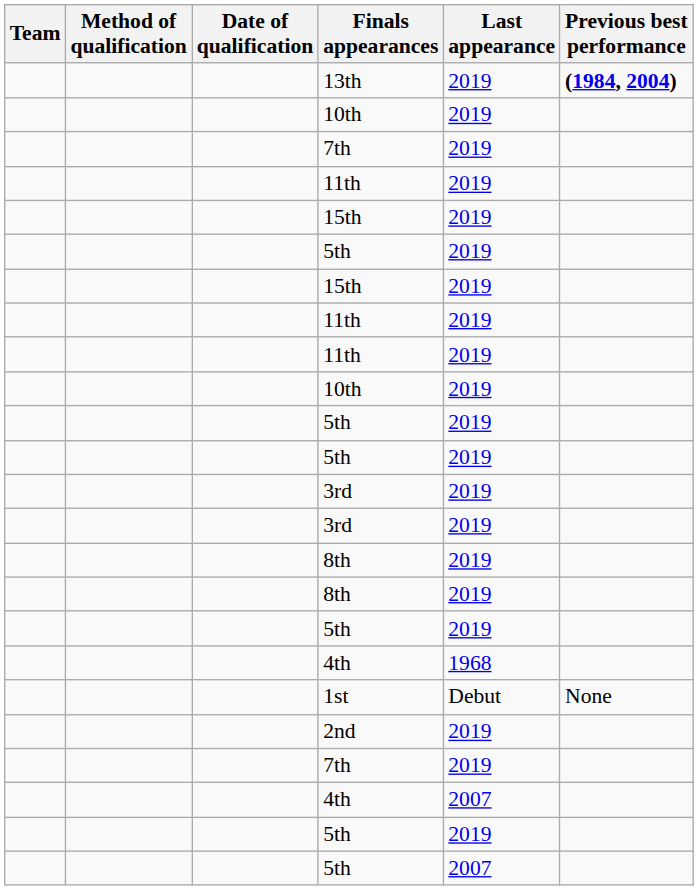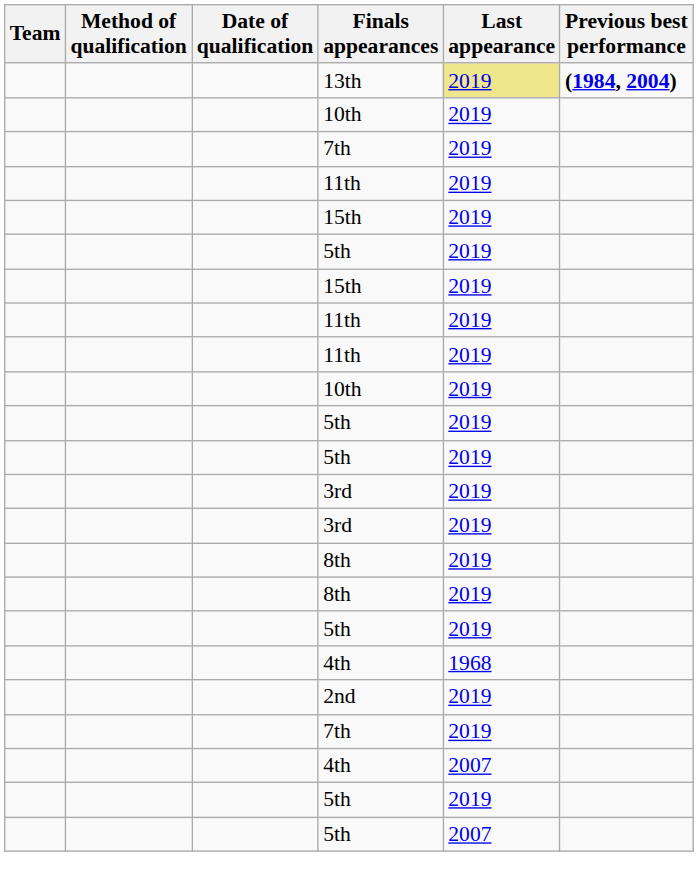(470, 80) no background -> (470, 80) khaki background
- row: (35, 697)
